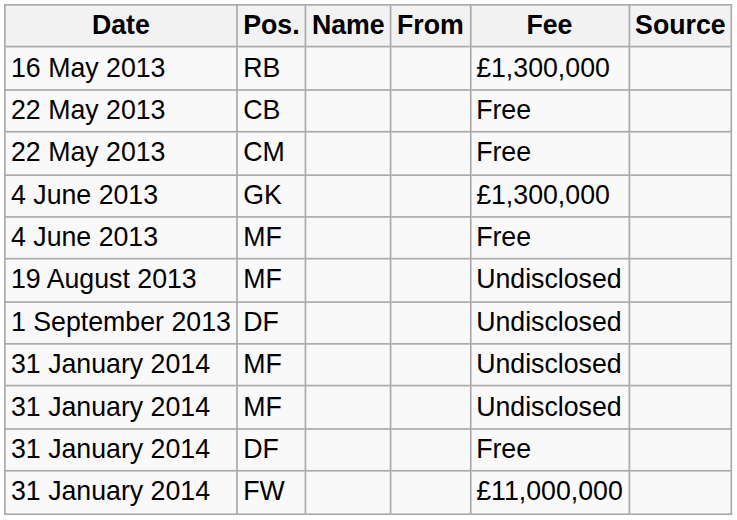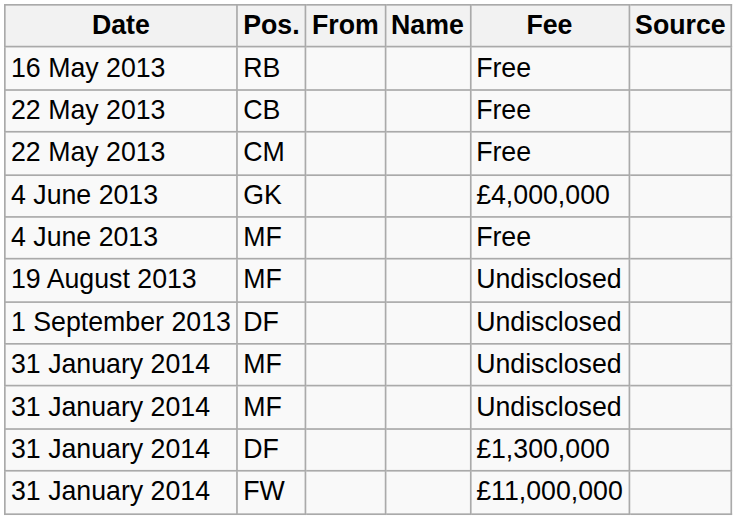columns swapped: (348, 25) <-> (430, 25)
(543, 68) £1,300,000 -> (504, 68) Free
(543, 195) £1,300,000 -> (543, 195) £4,000,000
(504, 449) Free -> (543, 449) £1,300,000
